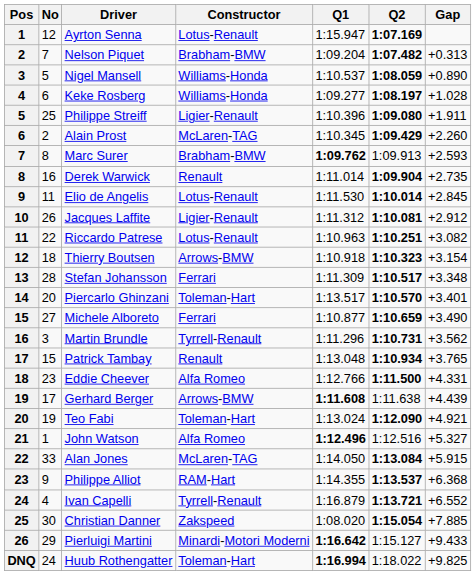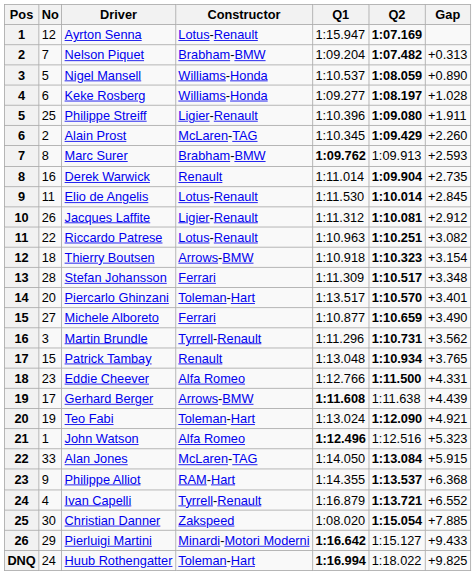(448, 439) +5.327 -> (448, 439) +5.323
